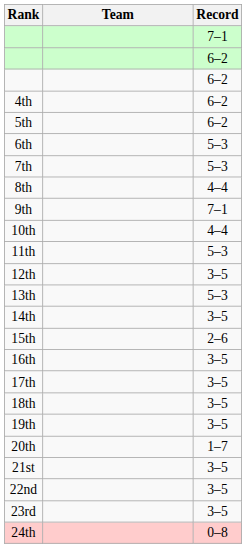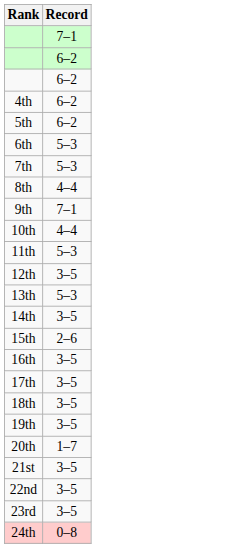- column: (118, 15)
